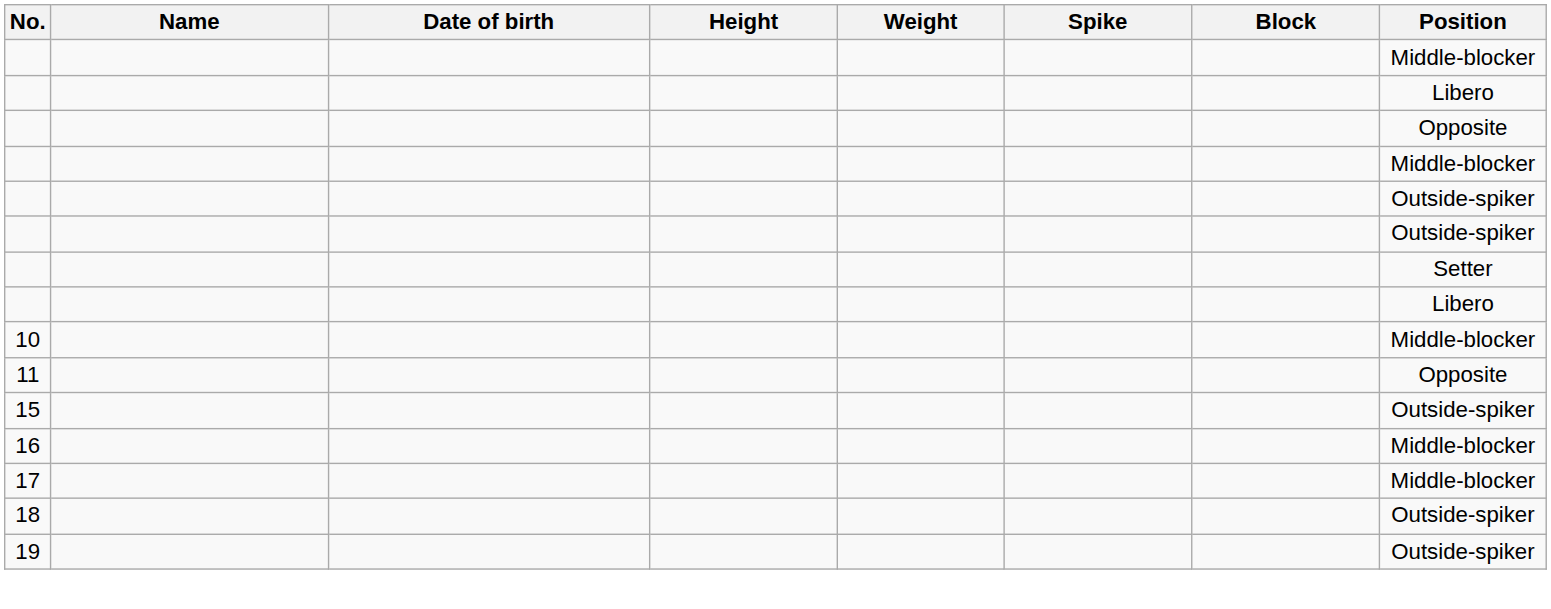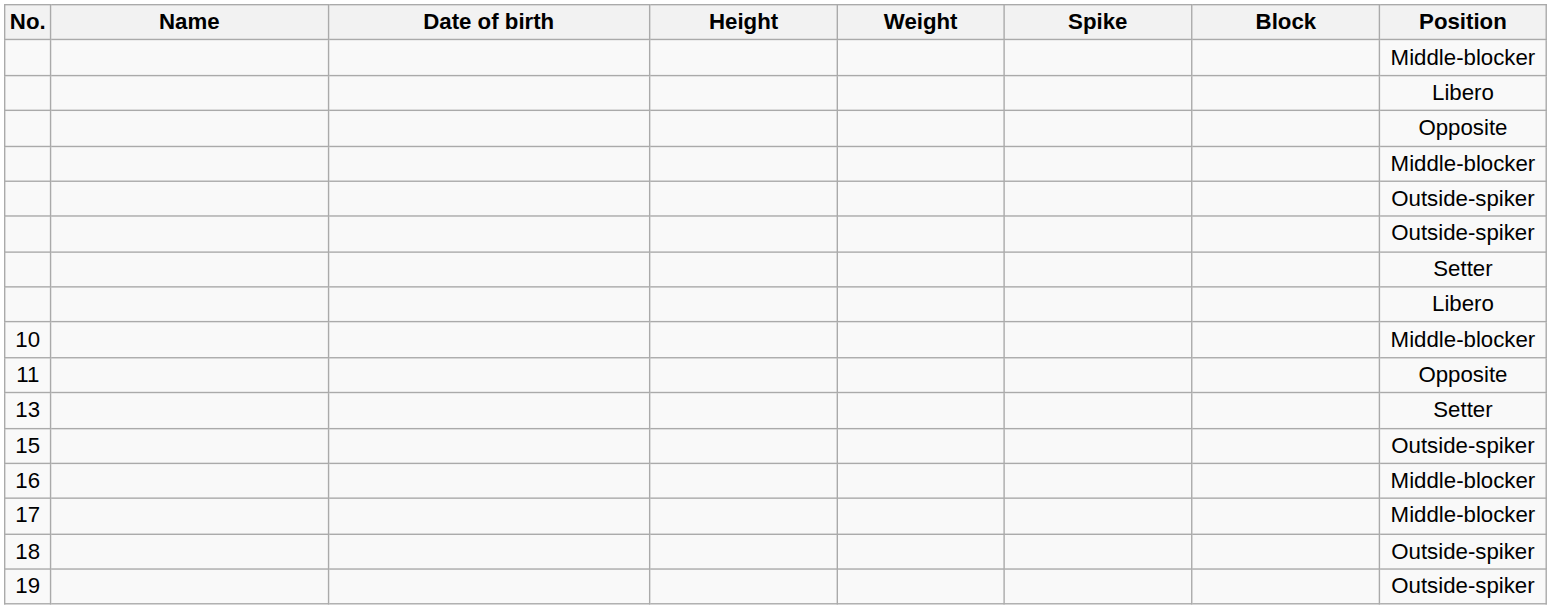+ row: (28, 410)
